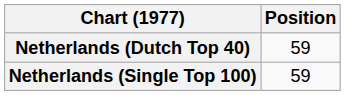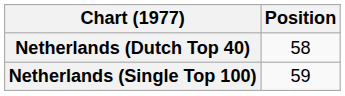(301, 47) 59 -> (301, 47) 58
